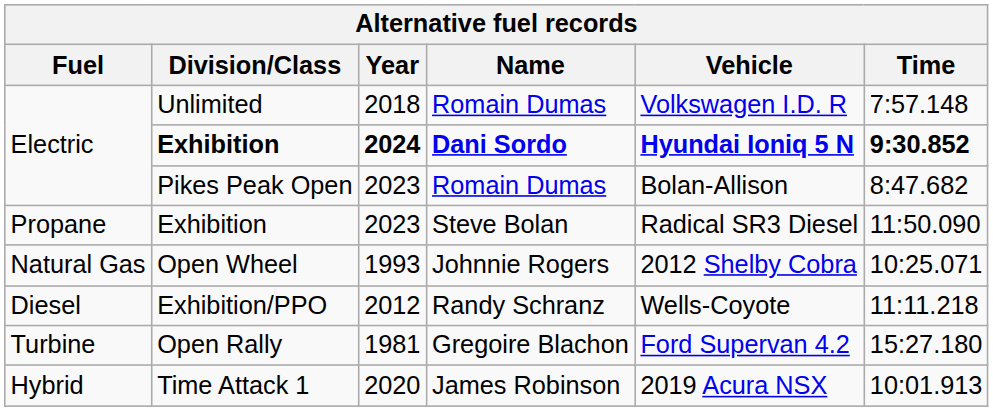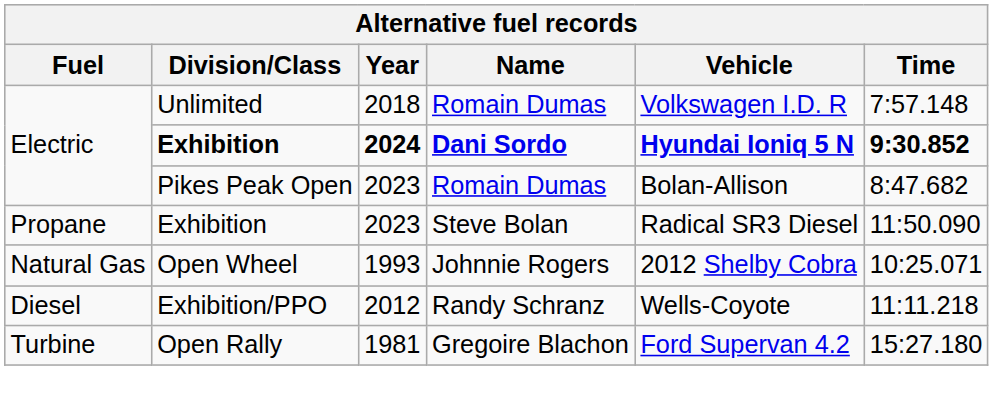- row: (233, 385)
